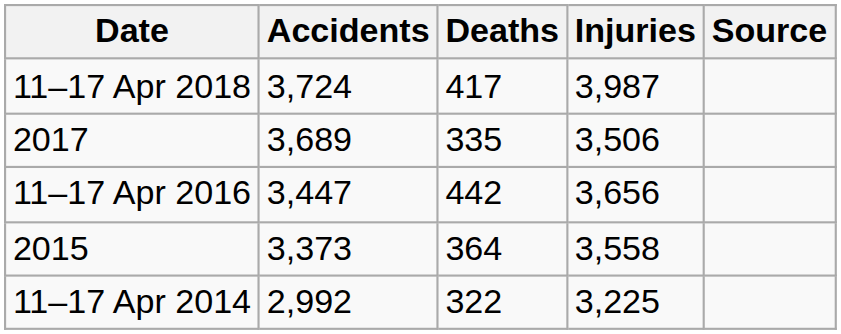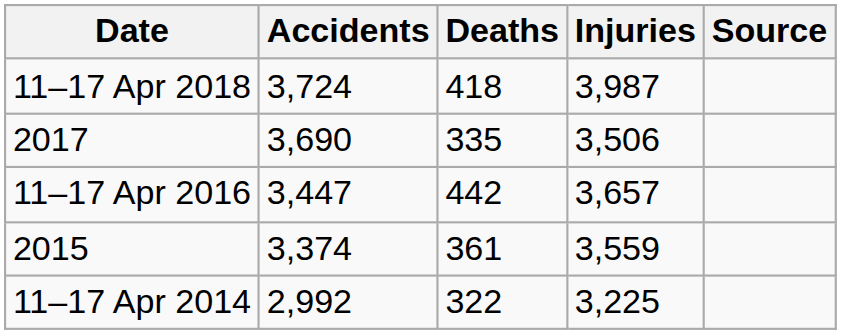(474, 85) 417 -> (474, 85) 418
(309, 139) 3,689 -> (309, 139) 3,690
(617, 193) 3,656 -> (617, 193) 3,657
(309, 247) 3,373 -> (309, 247) 3,374
(474, 247) 364 -> (474, 247) 361
(617, 247) 3,558 -> (617, 247) 3,559
